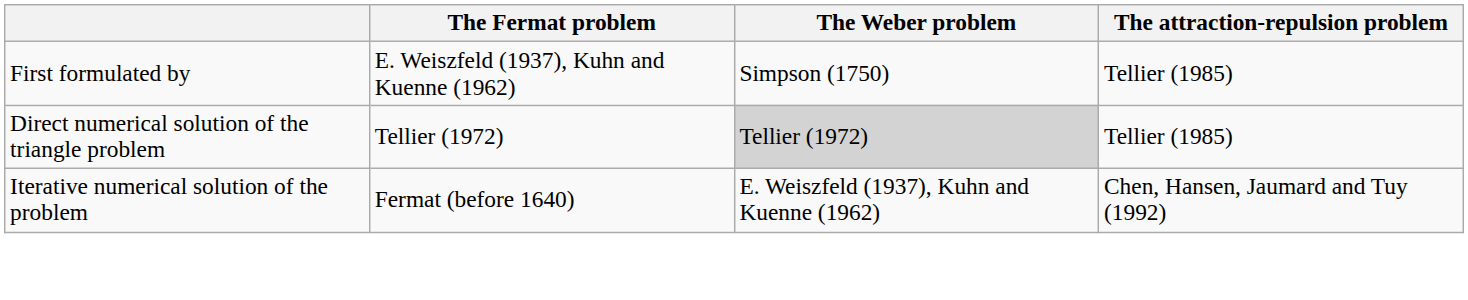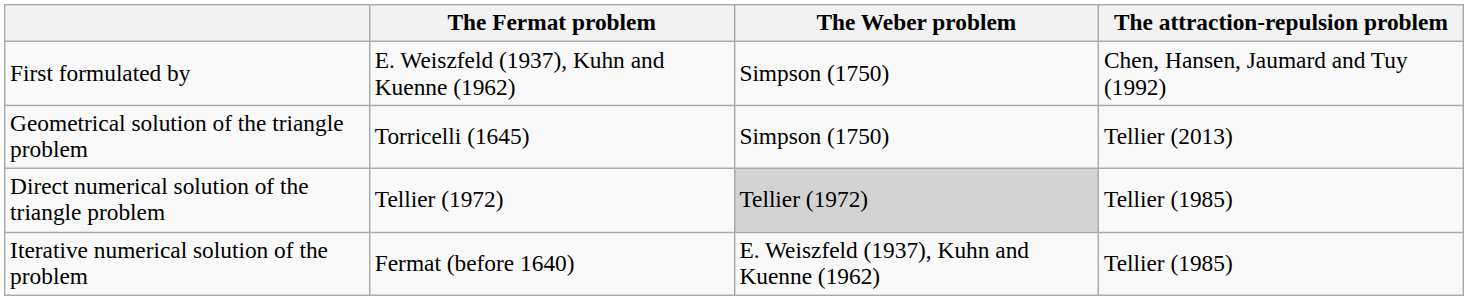(1168, 73) Tellier (1985) -> (1256, 73) Chen, Hansen, Jaumard and Tuy (1992)
+ row: (177, 136)
(1256, 199) Chen, Hansen, Jaumard and Tuy (1992) -> (1168, 263) Tellier (1985)
